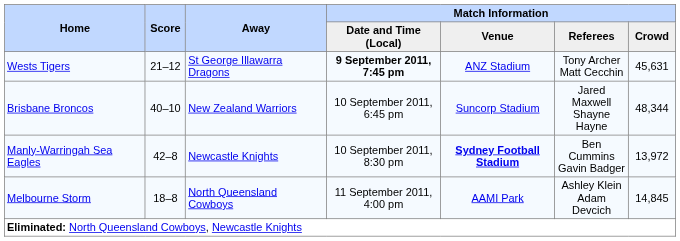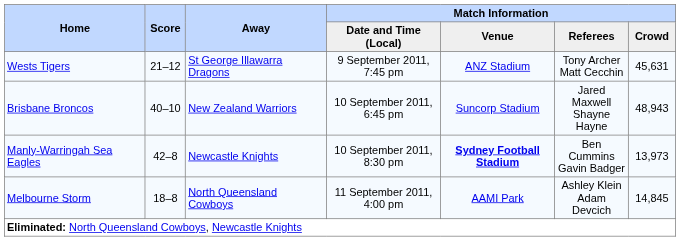(384, 66) bold -> (384, 66) normal
(652, 108) 48,344 -> (652, 108) 48,943
(652, 156) 13,972 -> (652, 156) 13,973
